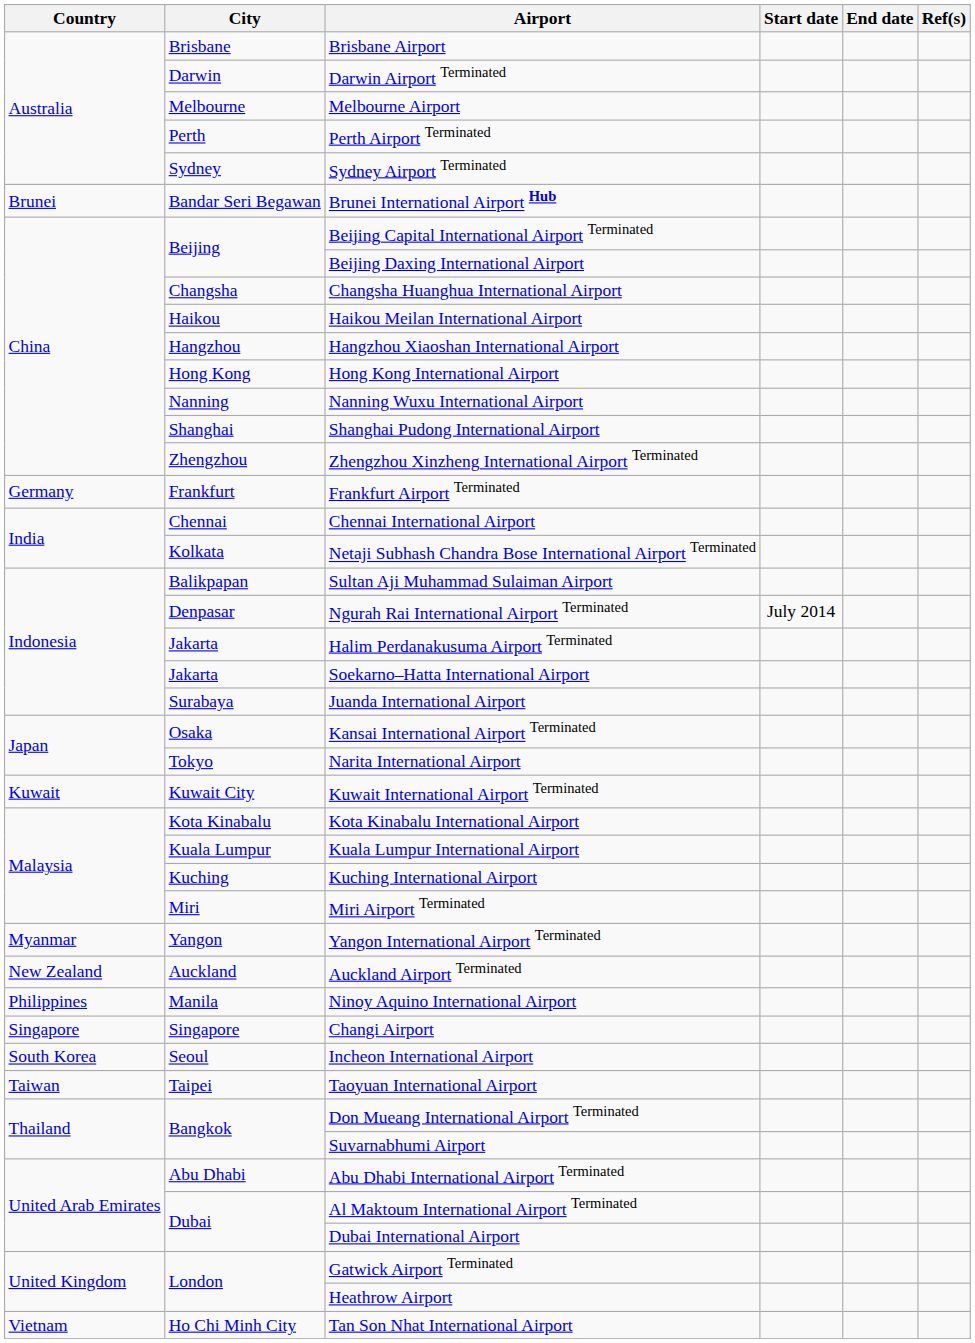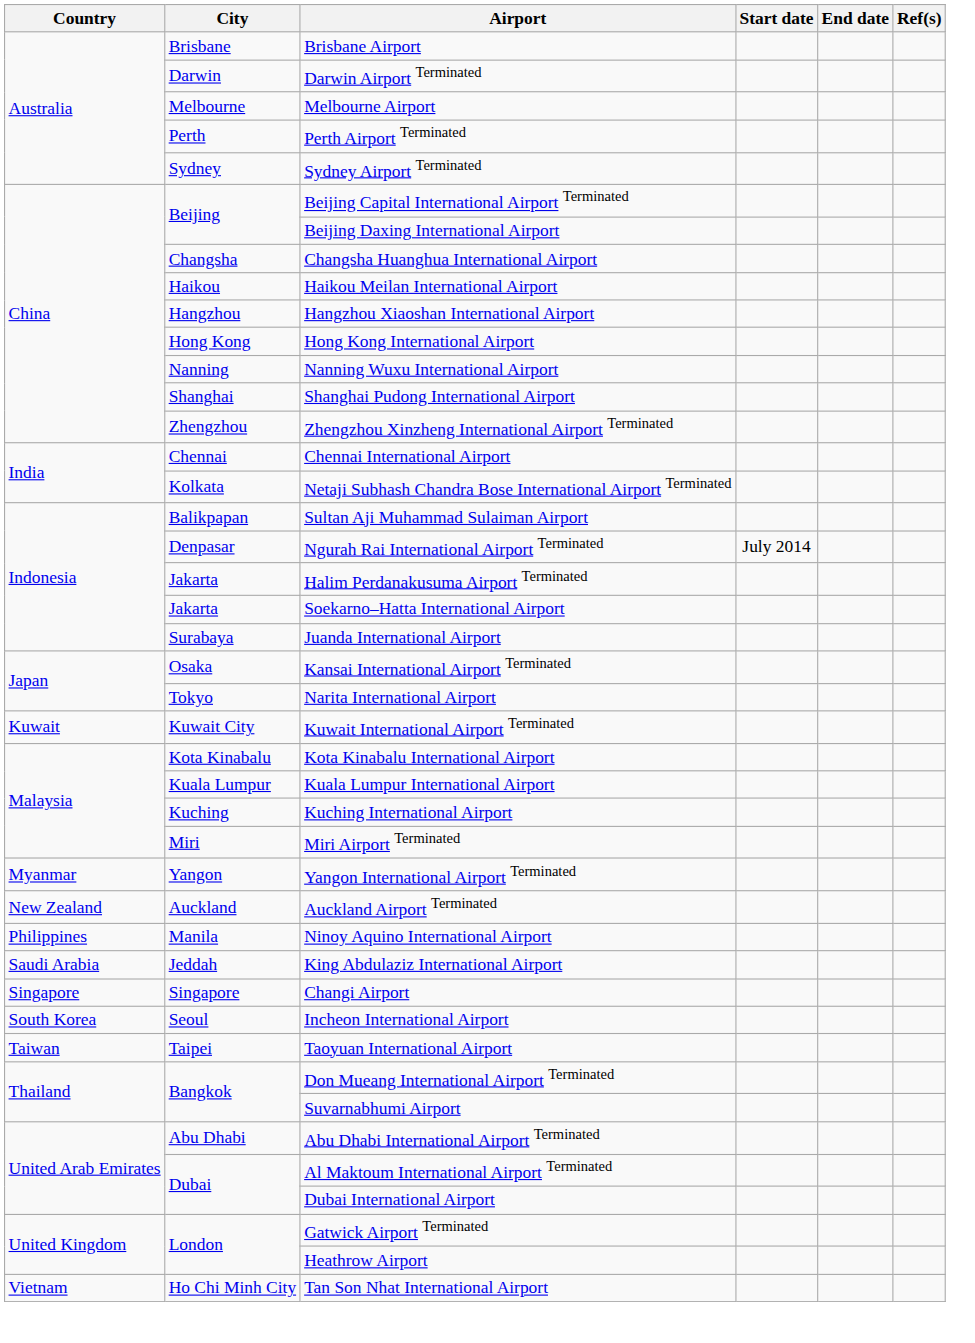- row: (443, 200)
- row: (424, 491)
+ row: (433, 964)
